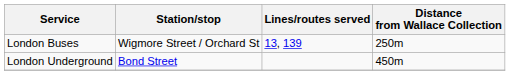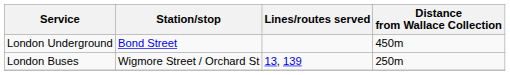rows swapped: (43, 43) <-> (60, 61)
